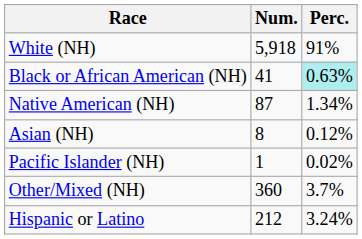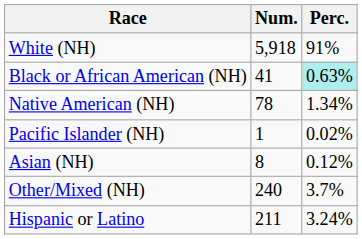(264, 104) 87 -> (264, 104) 78
rows swapped: (51, 133) <-> (87, 162)
(269, 190) 360 -> (269, 190) 240
(269, 219) 212 -> (268, 219) 211
